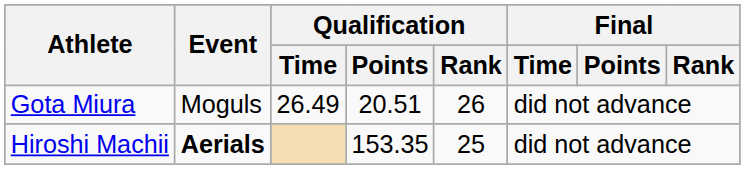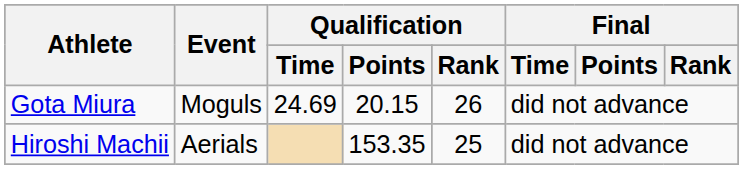(308, 105) 26.49 -> (305, 105) 24.69
(390, 105) 20.51 -> (387, 105) 20.15
(223, 145) bold -> (219, 145) normal
